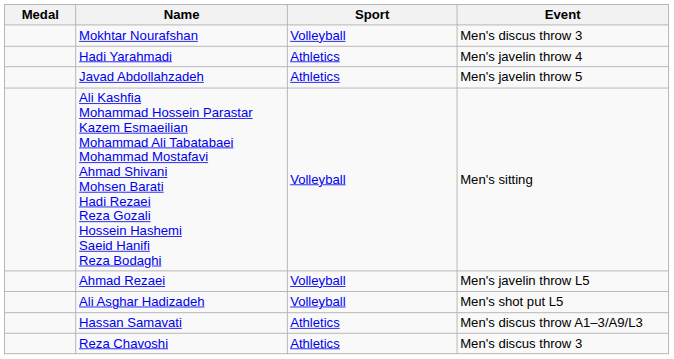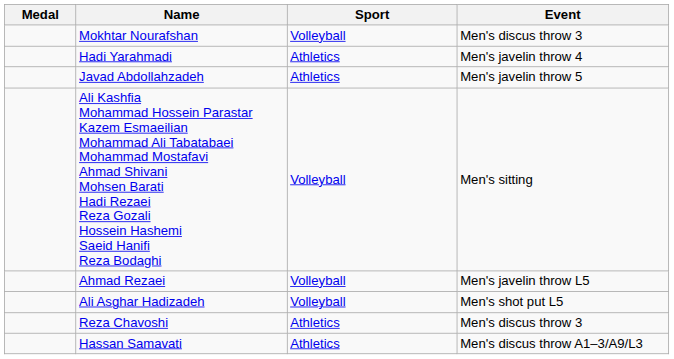rows swapped: (124, 343) <-> (130, 322)
